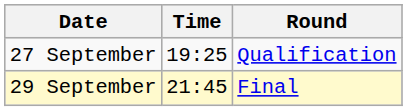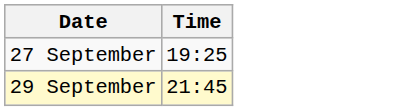- column: (317, 21)
